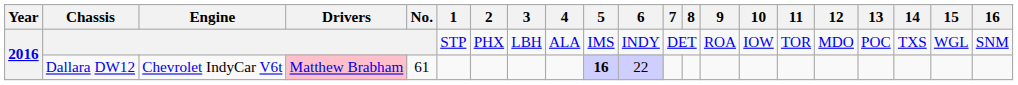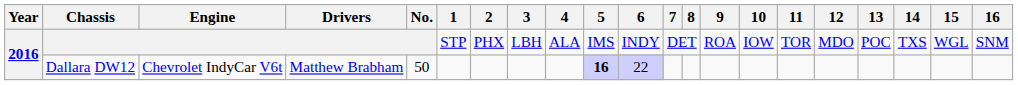(346, 66) pink background -> (346, 66) no background
(422, 66) 61 -> (422, 66) 50
